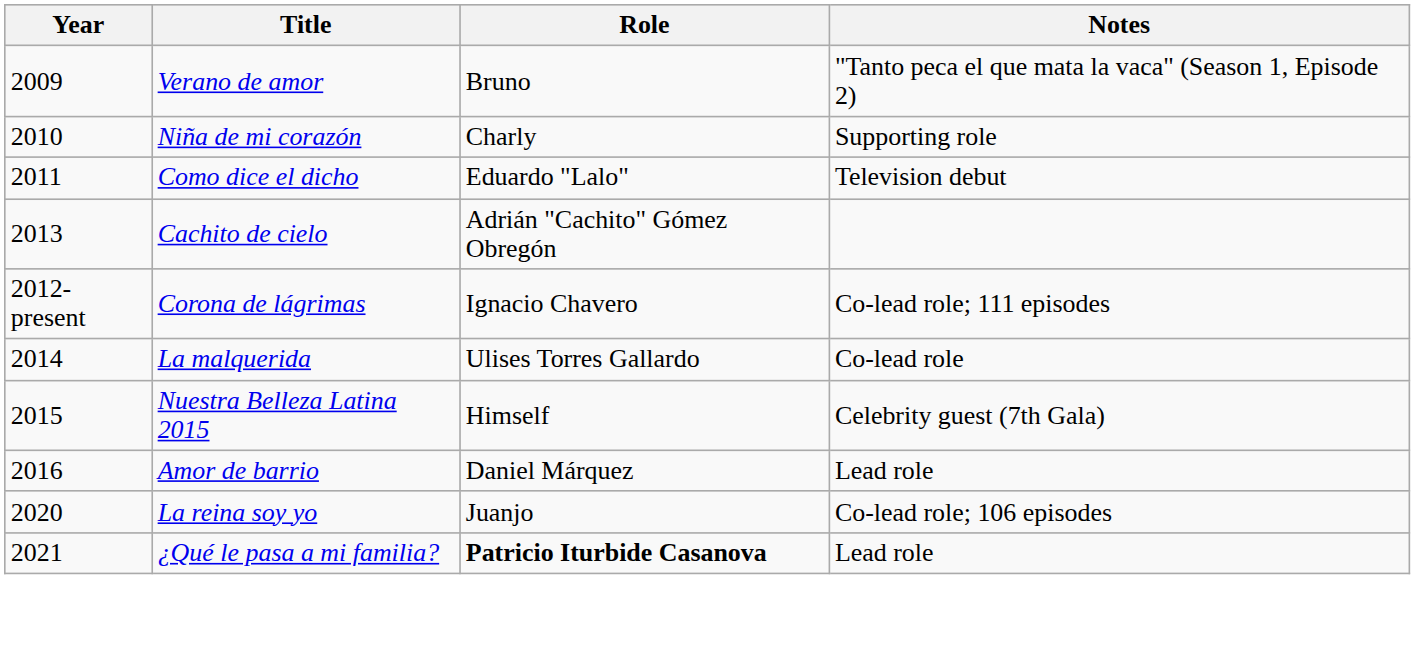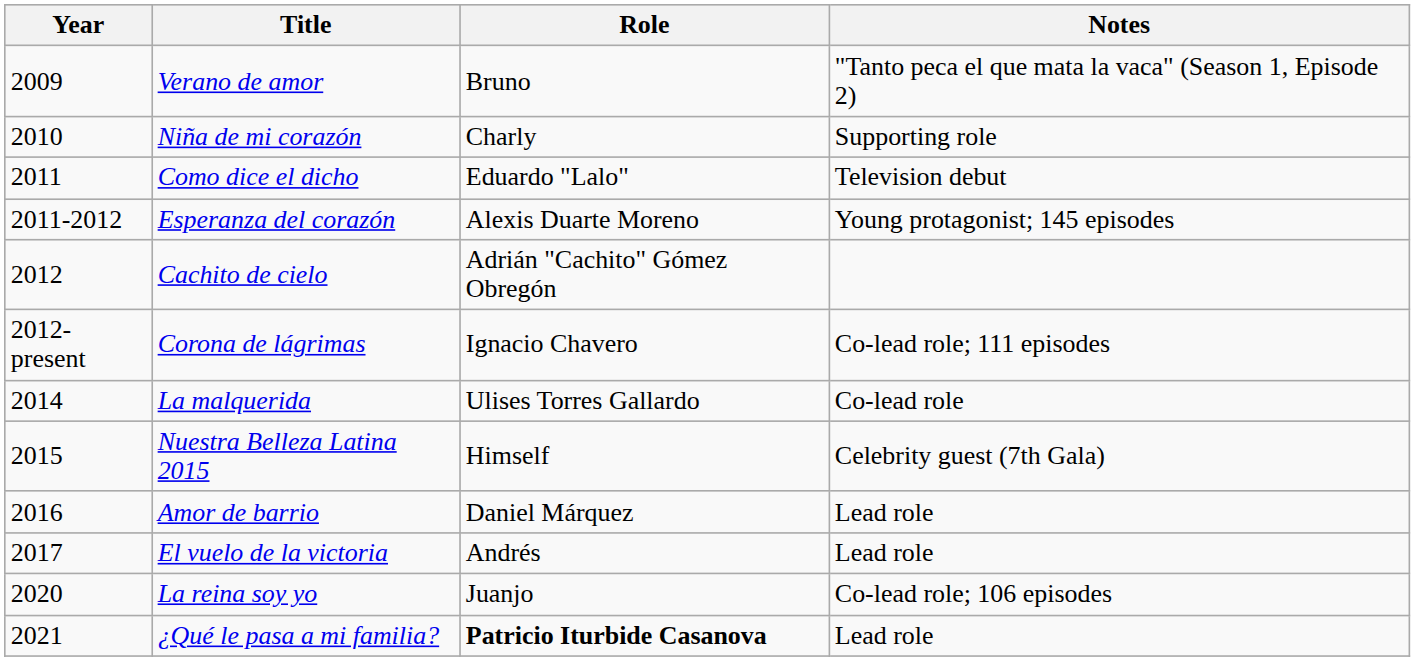+ row: (276, 218)
(37, 233) 2013 -> (37, 274) 2012
+ row: (273, 552)
